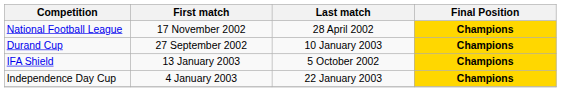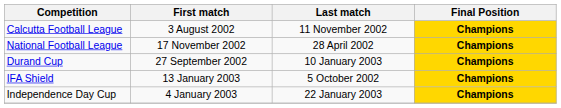+ row: (65, 29)
